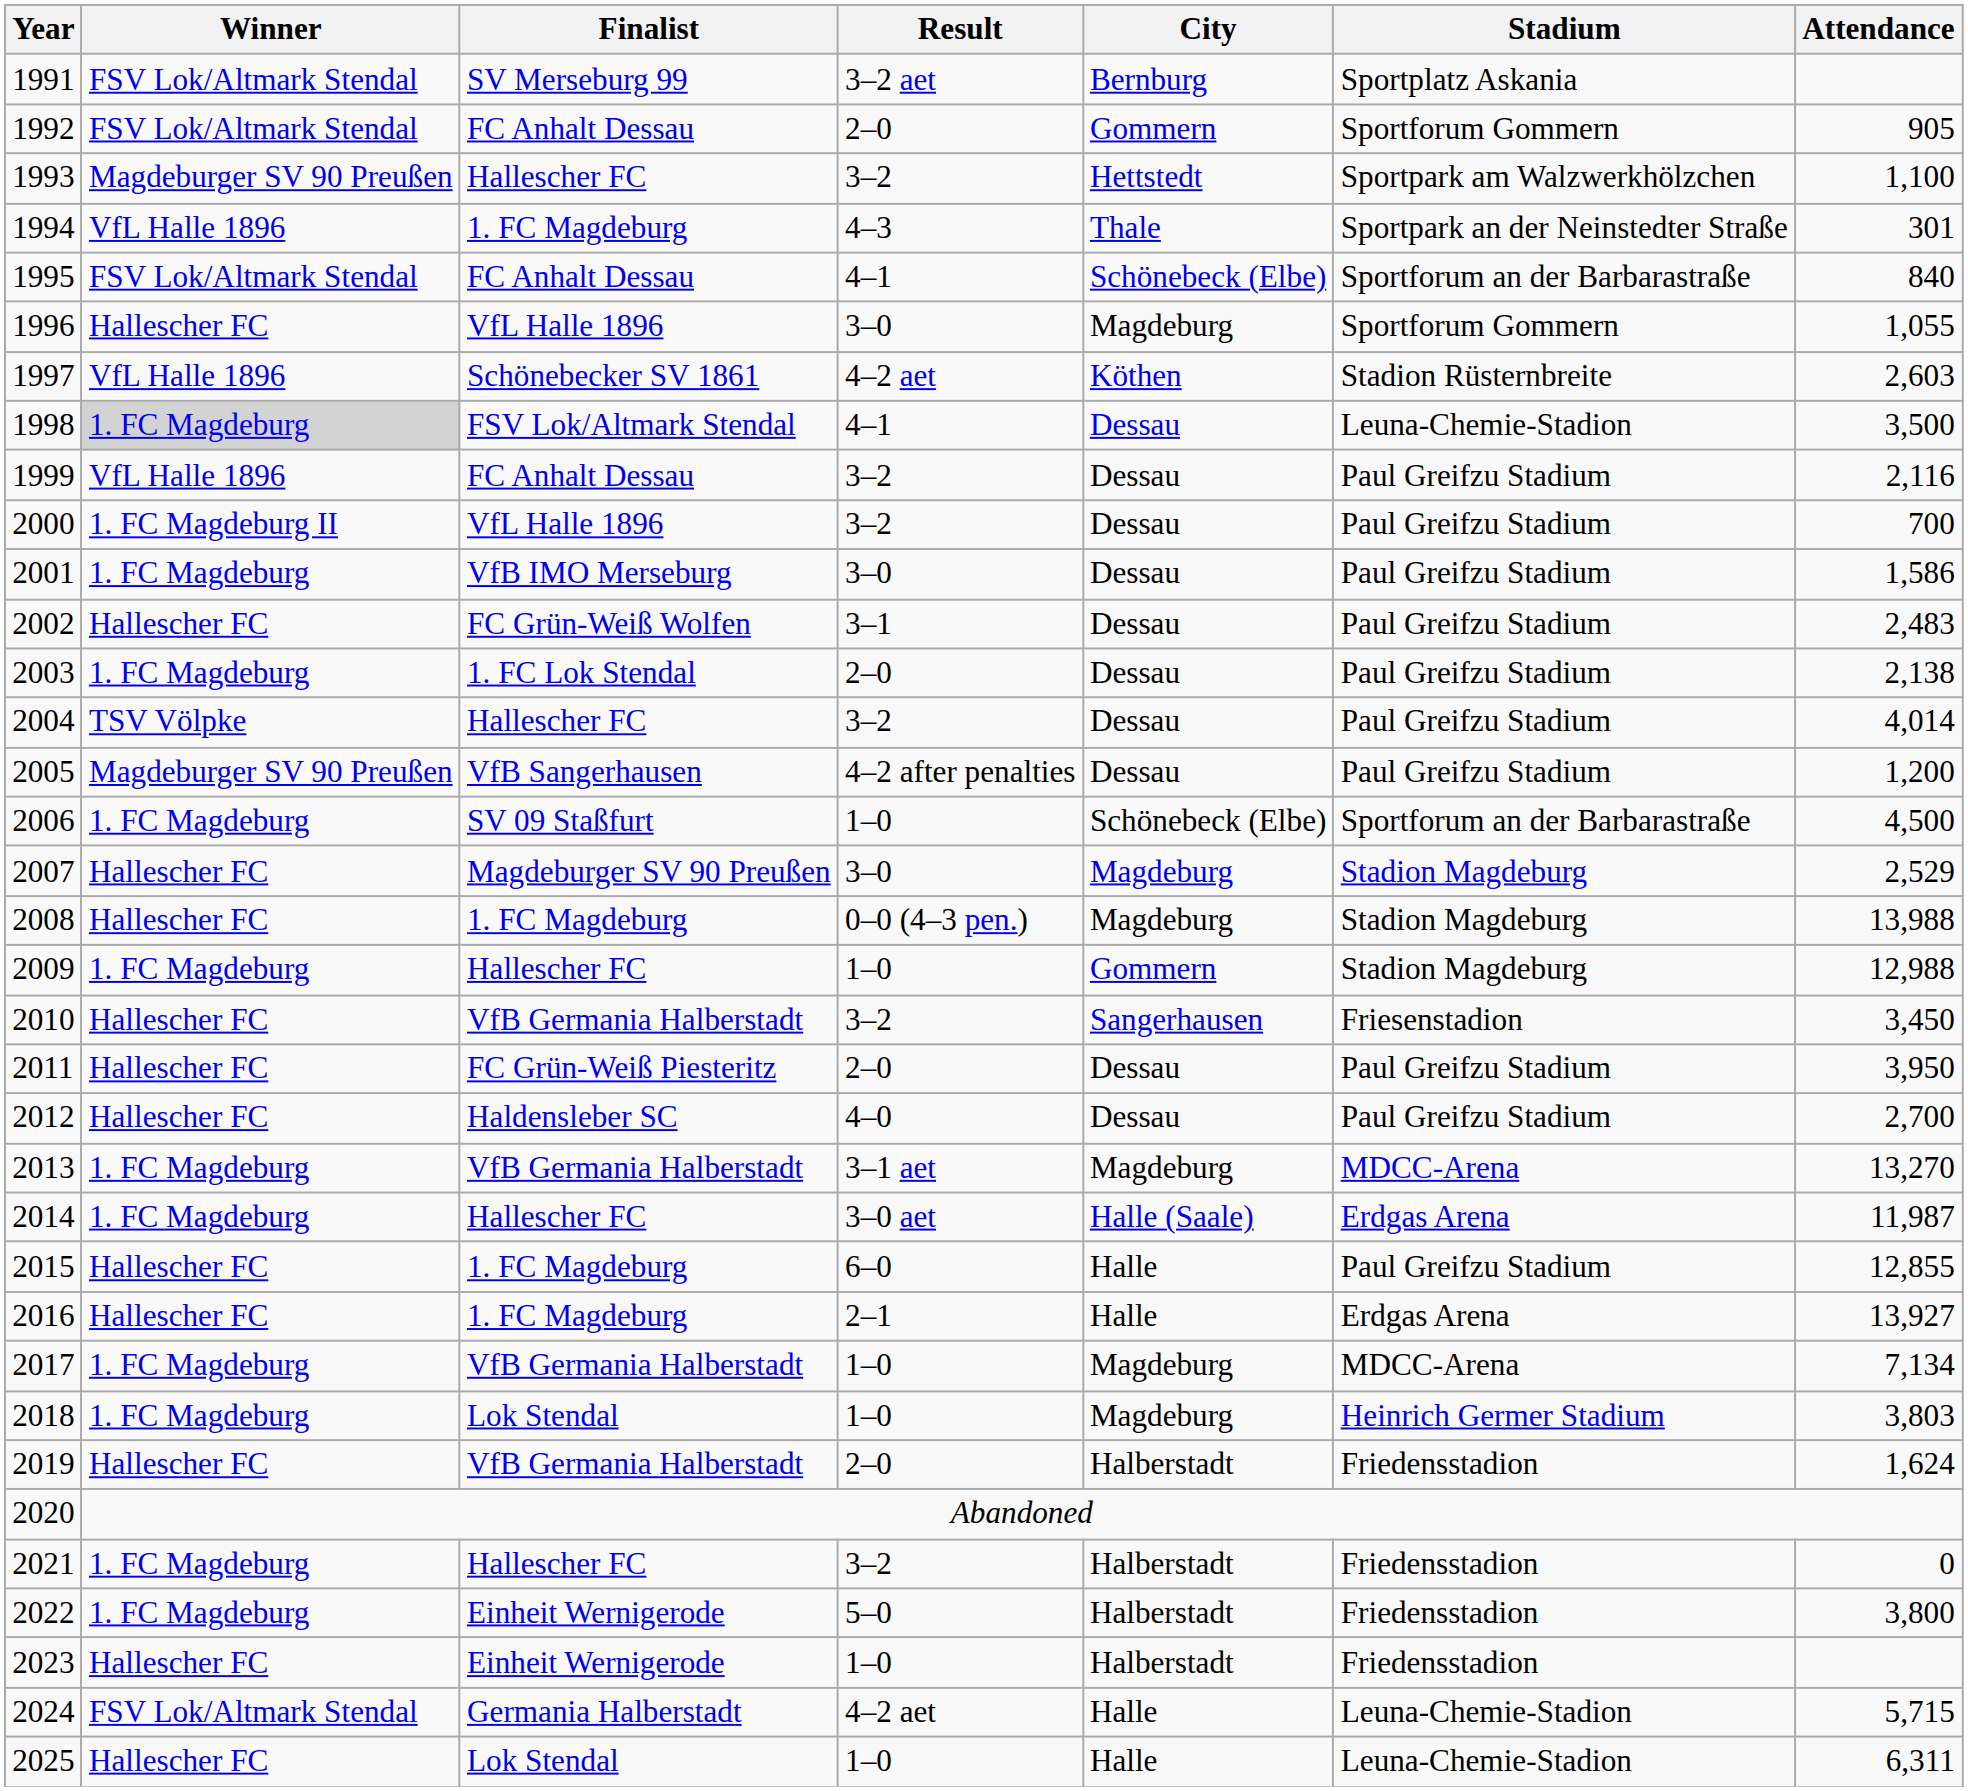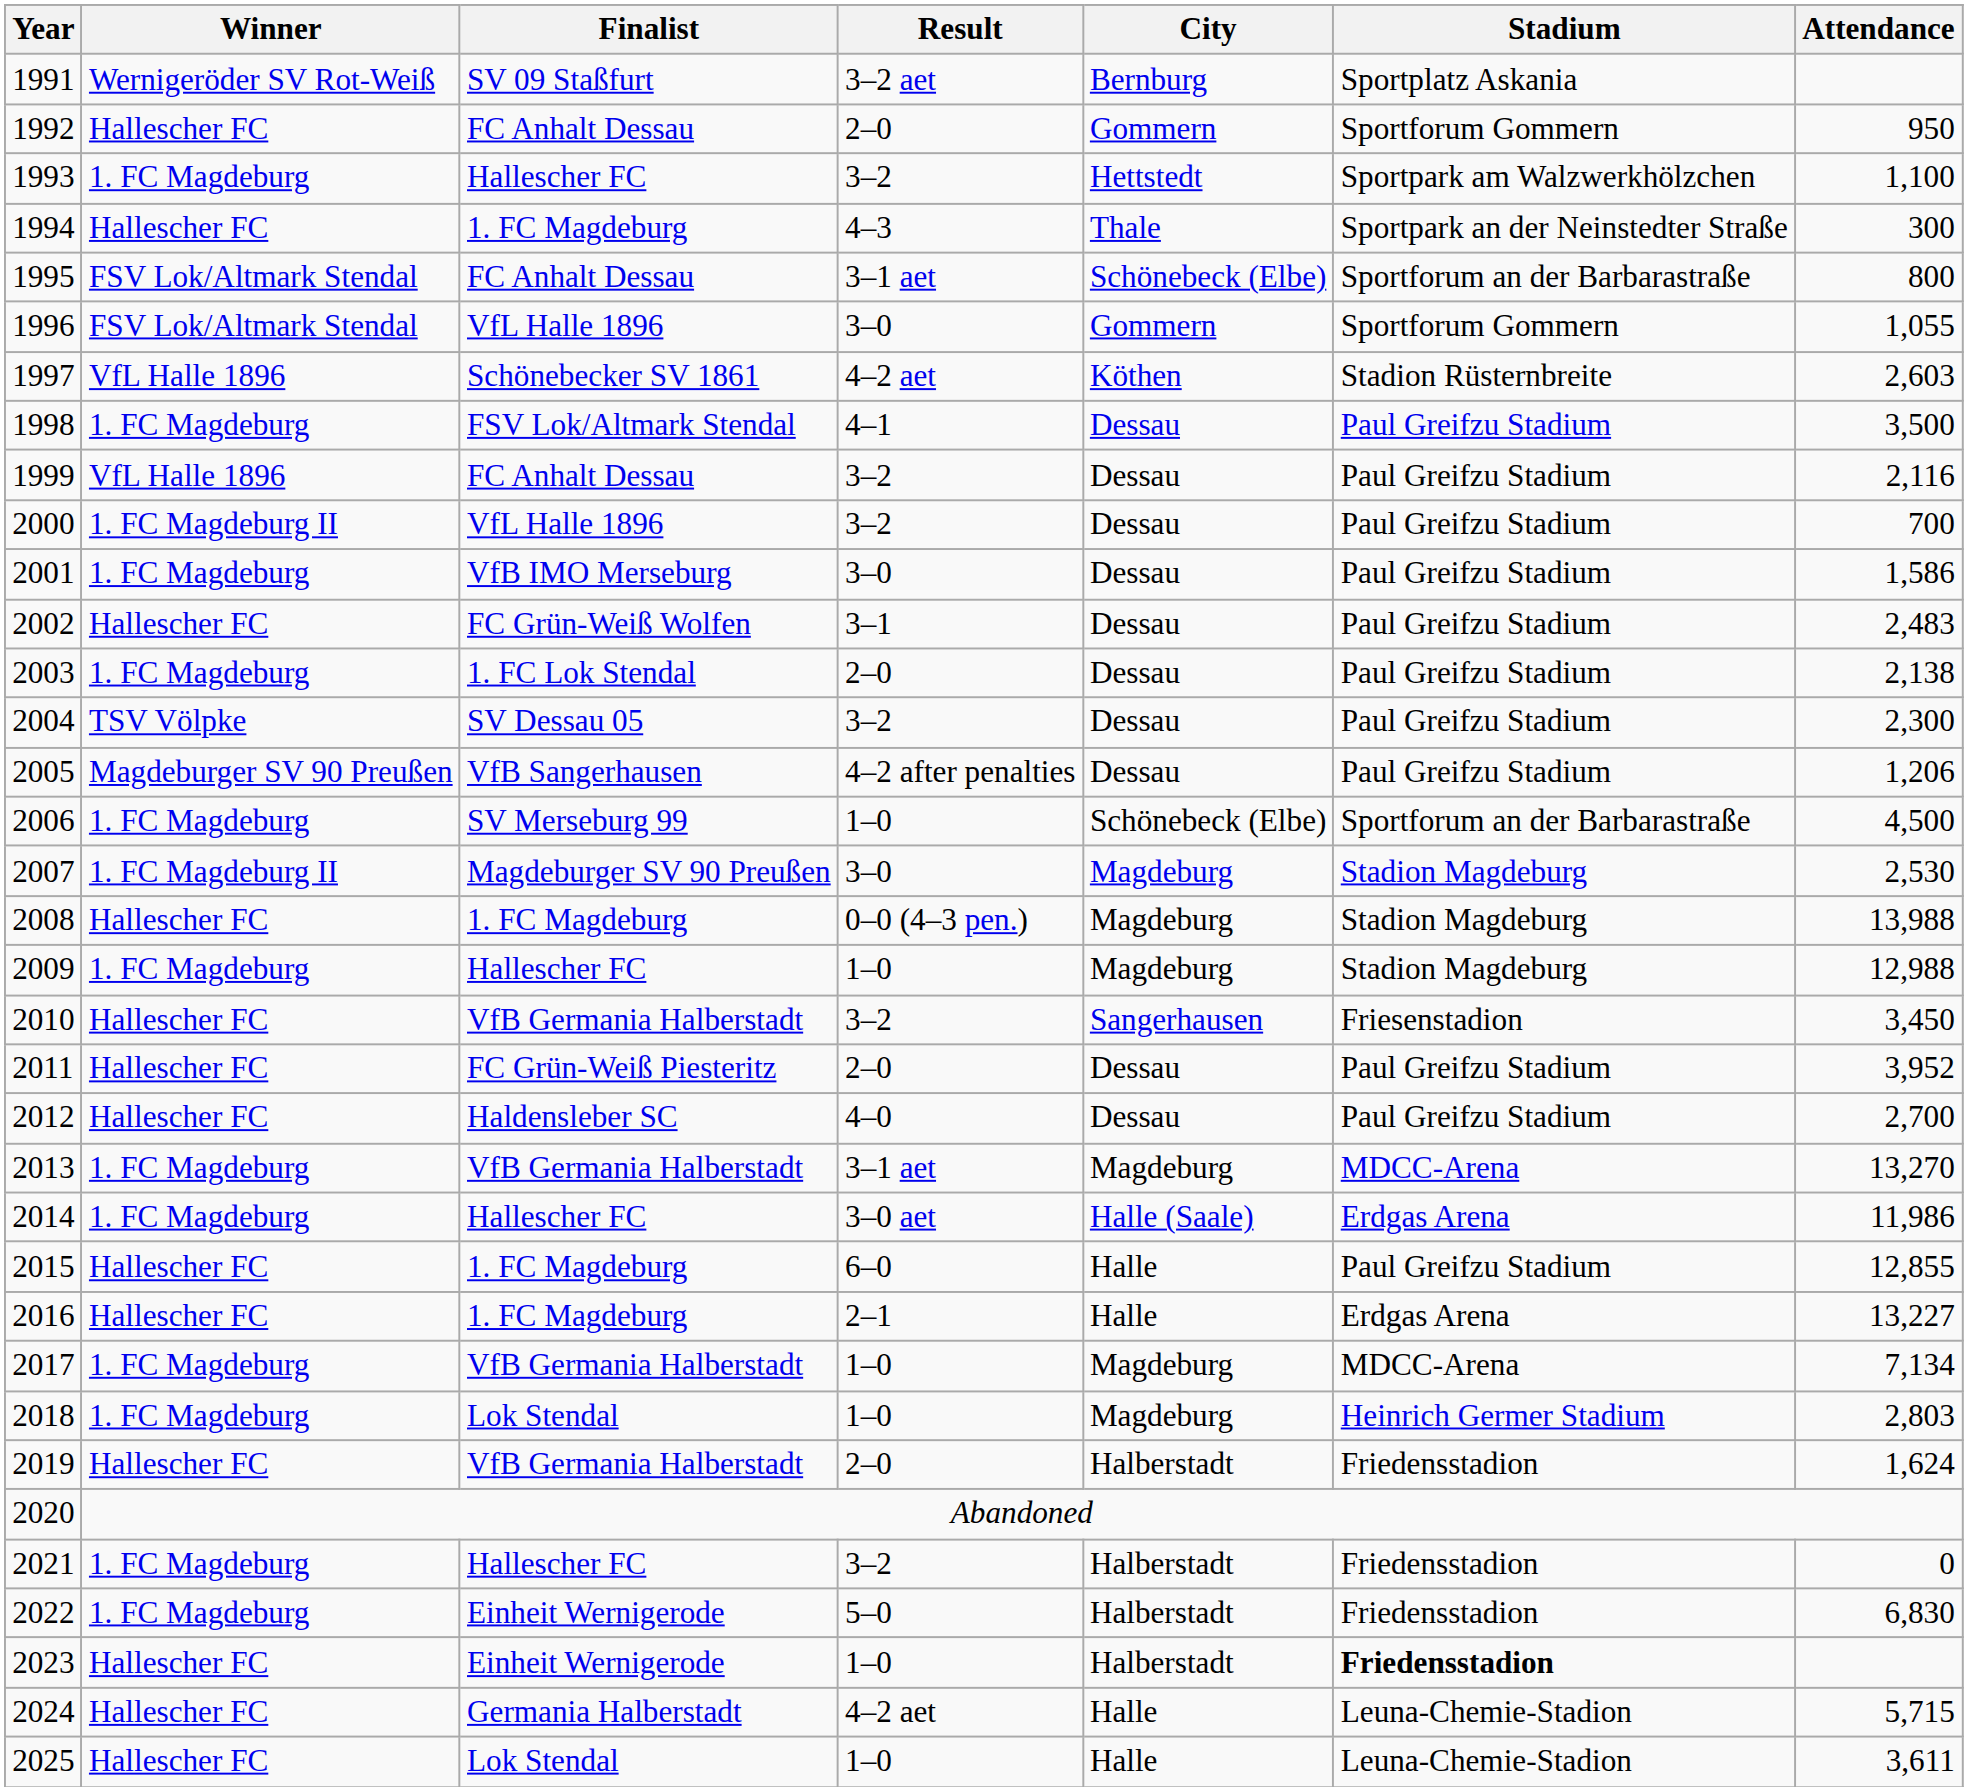(253, 78) FSV Lok/Altmark Stendal -> (262, 78) Wernigeröder SV Rot-Weiß
(577, 78) SV Merseburg 99 -> (560, 78) SV 09 Staßfurt
(253, 128) FSV Lok/Altmark Stendal -> (179, 128) Hallescher FC
(1931, 128) 905 -> (1931, 128) 950
(271, 177) Magdeburger SV 90 Preußen -> (199, 177) 1. FC Magdeburg
(187, 227) VfL Halle 1896 -> (179, 227) Hallescher FC
(1931, 227) 301 -> (1931, 227) 300
(868, 276) 4–1 -> (891, 276) 3–1 aet
(1931, 276) 840 -> (1931, 276) 800
(179, 326) Hallescher FC -> (253, 326) FSV Lok/Altmark Stendal
(1162, 326) Magdeburg -> (1153, 326) Gommern
(199, 425) lightgrey background -> (199, 425) no background
(1486, 425) Leuna-Chemie-Stadion -> (1476, 425) Paul Greifzu Stadium
(557, 721) Hallescher FC -> (555, 721) SV Dessau 05
(1920, 721) 4,014 -> (1920, 721) 2,300
(1920, 771) 1,200 -> (1920, 771) 1,206
(560, 820) SV 09 Staßfurt -> (577, 820) SV Merseburg 99
(179, 870) Hallescher FC -> (213, 870) 1. FC Magdeburg II
(1920, 870) 2,529 -> (1920, 870) 2,530
(1153, 969) Gommern -> (1162, 969) Magdeburg
(1920, 1068) 3,950 -> (1920, 1068) 3,952
(1912, 1216) 11,987 -> (1912, 1216) 11,986
(1912, 1315) 13,927 -> (1912, 1315) 13,227
(1920, 1414) 3,803 -> (1920, 1414) 2,803
(1920, 1612) 3,800 -> (1920, 1612) 6,830
(1440, 1662) normal -> (1447, 1662) bold
(253, 1711) FSV Lok/Altmark Stendal -> (179, 1711) Hallescher FC
(1920, 1761) 6,311 -> (1920, 1761) 3,611
